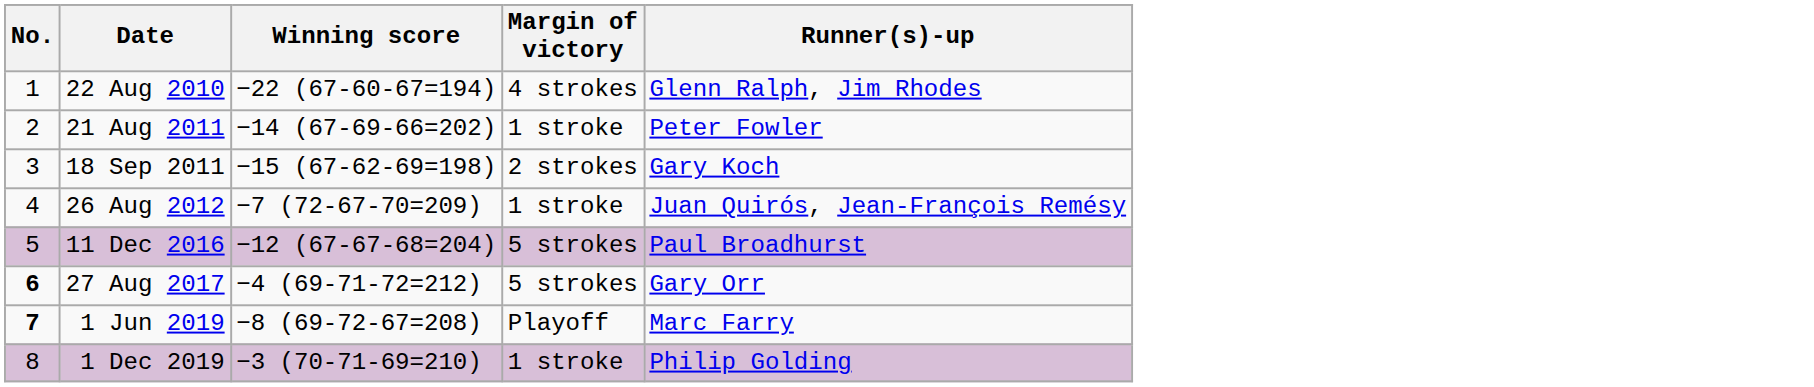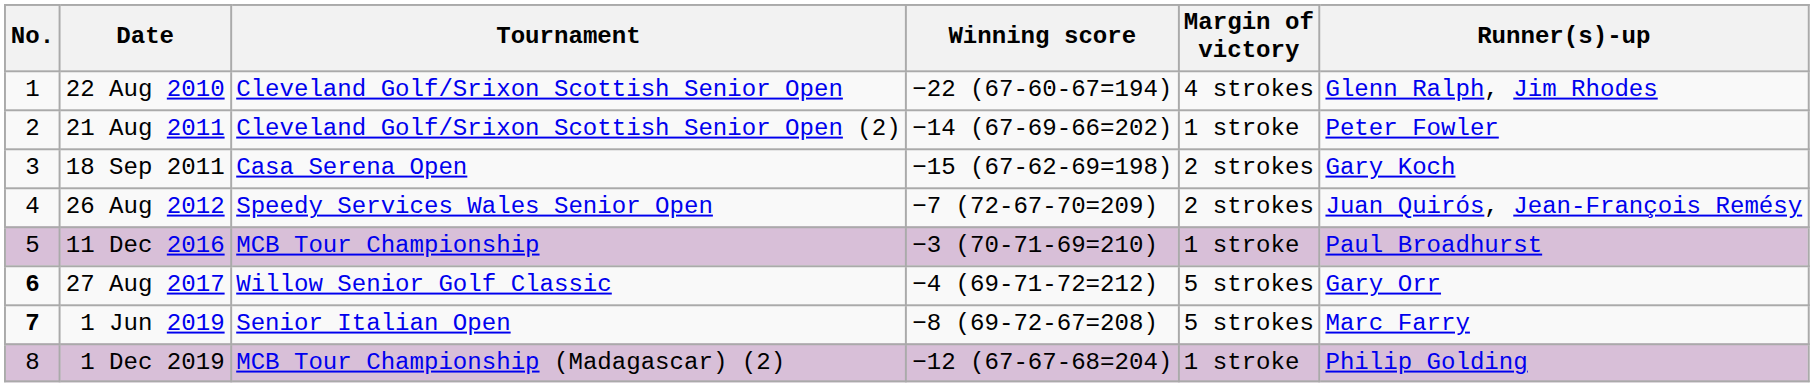+ column: (568, 38)
(566, 208) 1 stroke -> (1249, 208) 2 strokes
(366, 246) −12 (67-67-68=204) -> (1035, 246) −3 (70-71-69=210)
(573, 246) 5 strokes -> (1242, 246) 1 stroke
(558, 324) Playoff -> (1249, 324) 5 strokes
(359, 363) −3 (70-71-69=210) -> (1042, 363) −12 (67-67-68=204)
